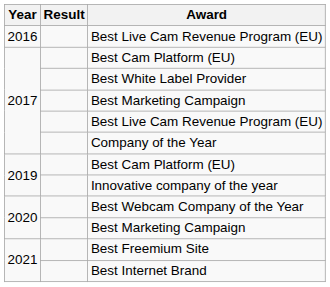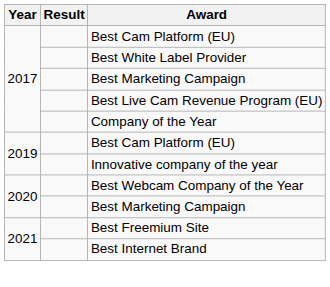- row: (22, 36)
